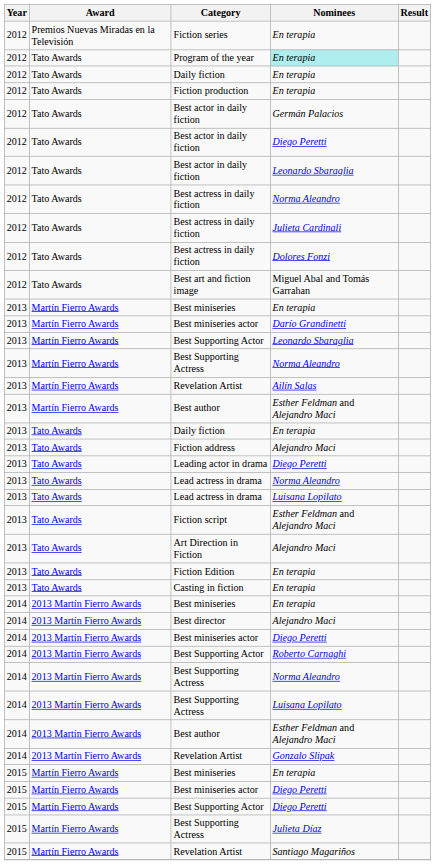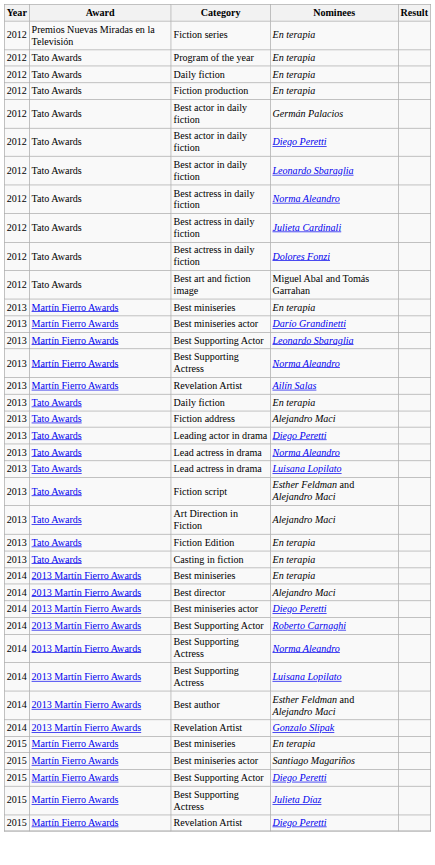(294, 58) paleturquoise background -> (294, 58) no background
- row: (17, 408)
(300, 790) Diego Peretti -> (314, 761) Santiago Magariños
(314, 851) Santiago Magariños -> (300, 823) Diego Peretti
